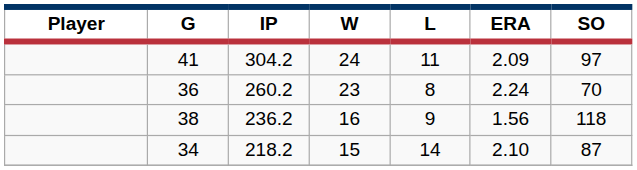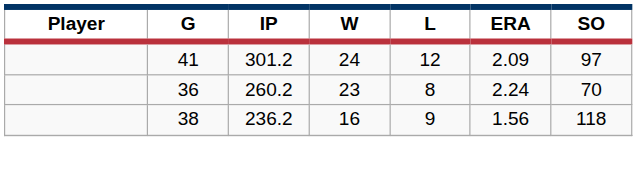(269, 59) 304.2 -> (269, 59) 301.2
(430, 59) 11 -> (430, 59) 12
- row: (188, 149)
